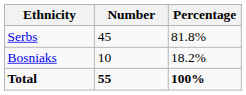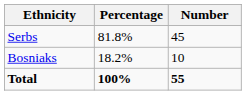columns swapped: (131, 15) <-> (205, 15)
